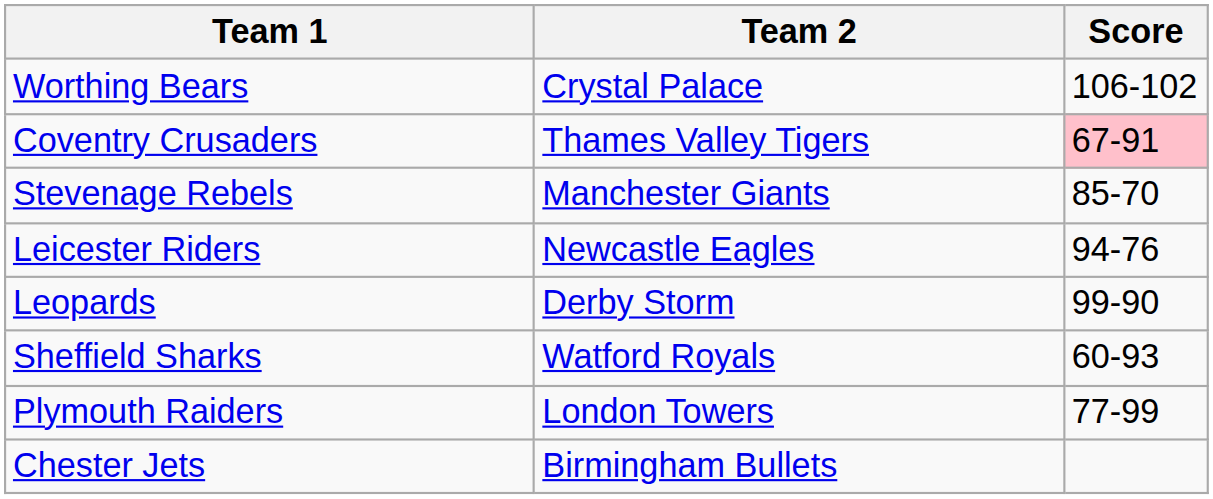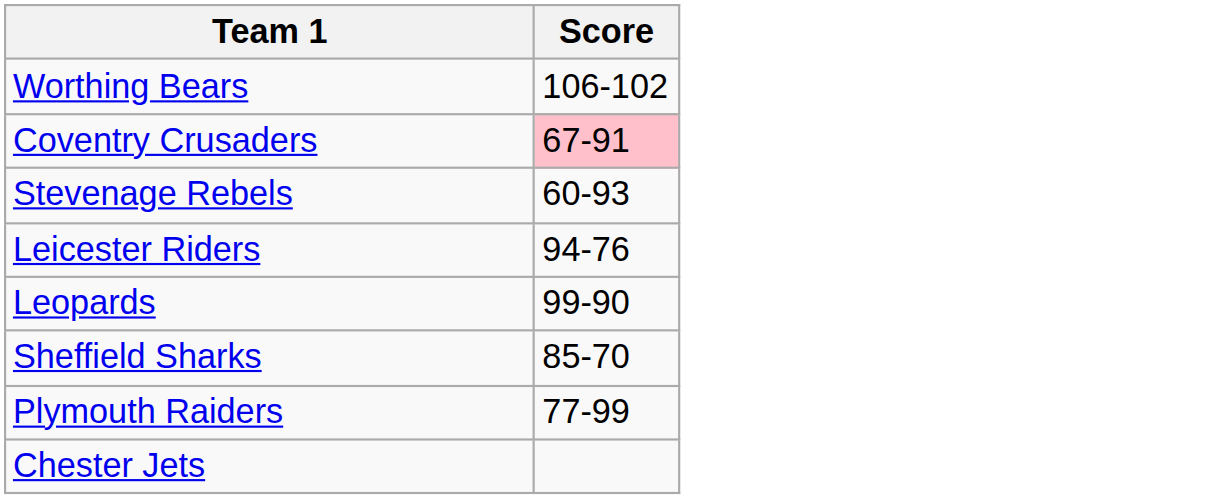- column: (799, 31)
(1116, 194) 85-70 -> (586, 194) 60-93
(1116, 357) 60-93 -> (586, 357) 85-70
